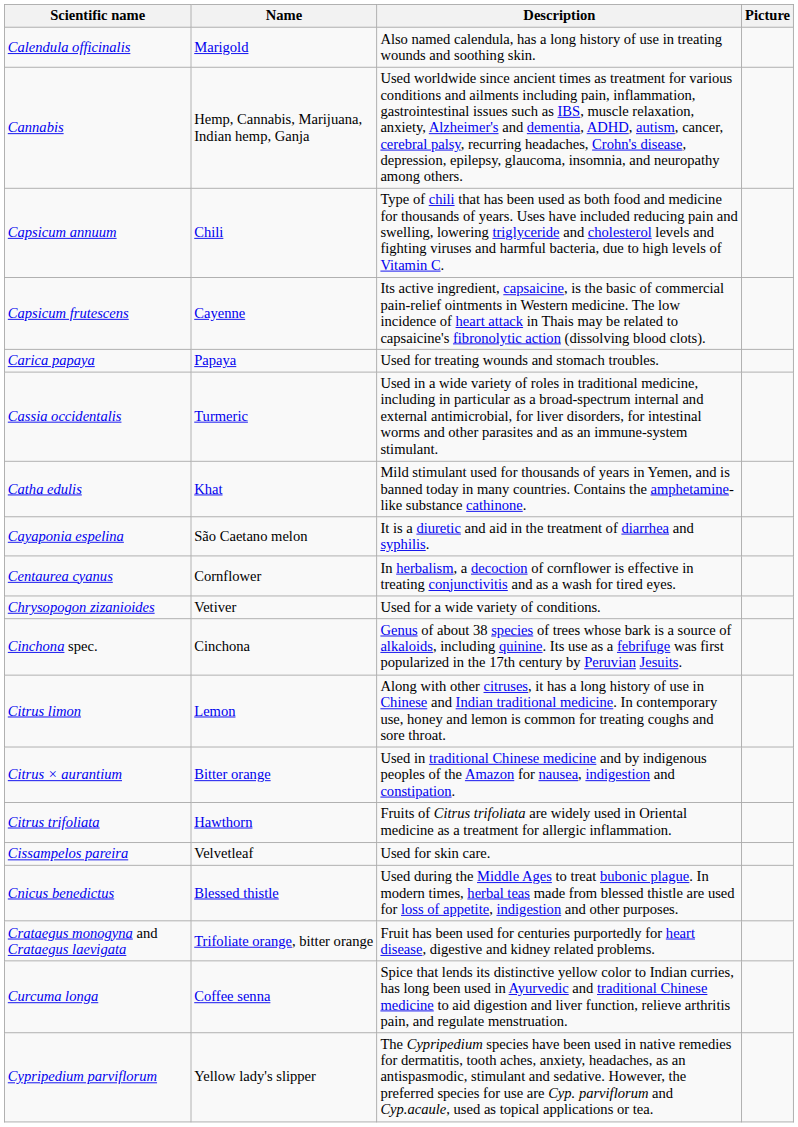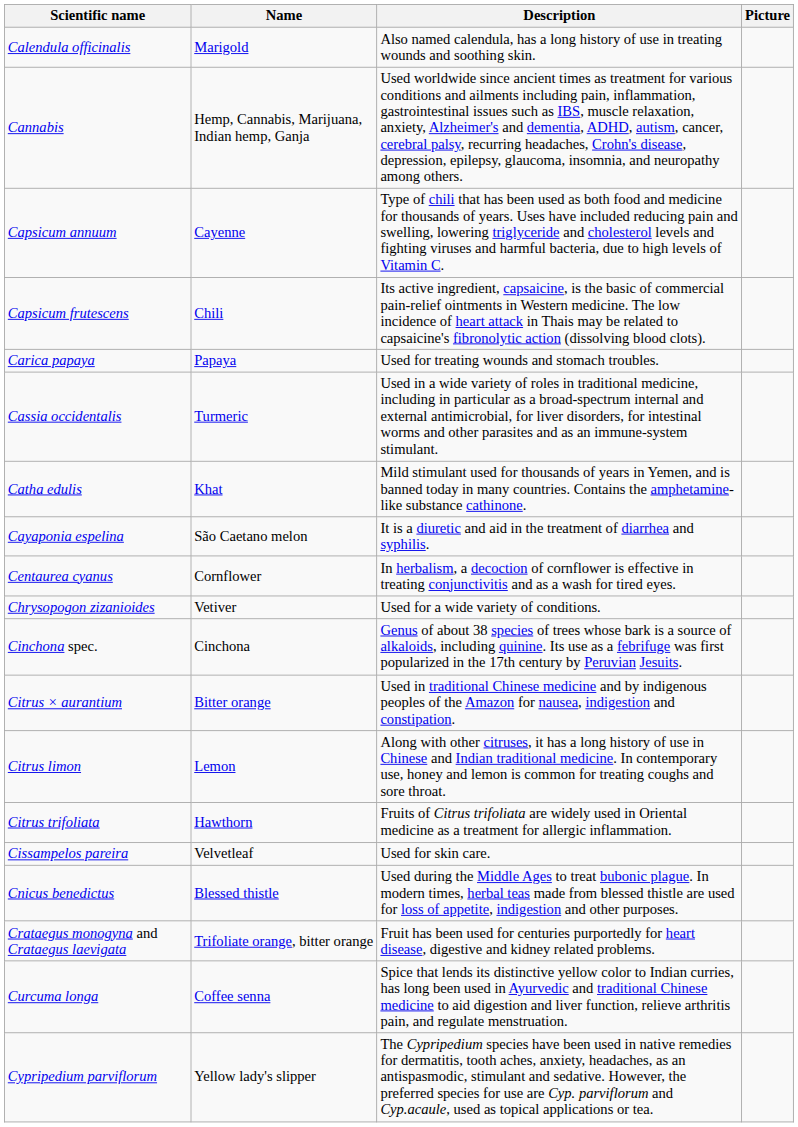(209, 232) Chili -> (220, 232) Cayenne
(220, 313) Cayenne -> (209, 313) Chili
rows swapped: (65, 774) <-> (44, 710)
